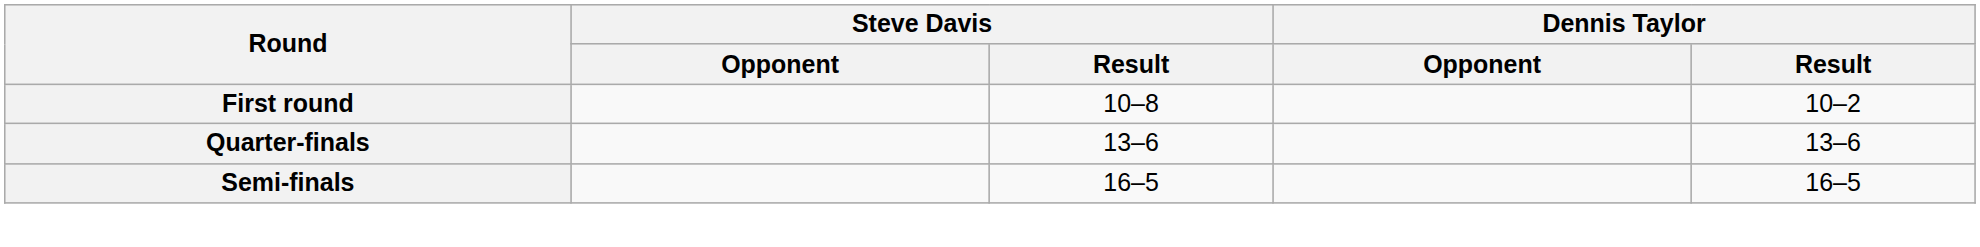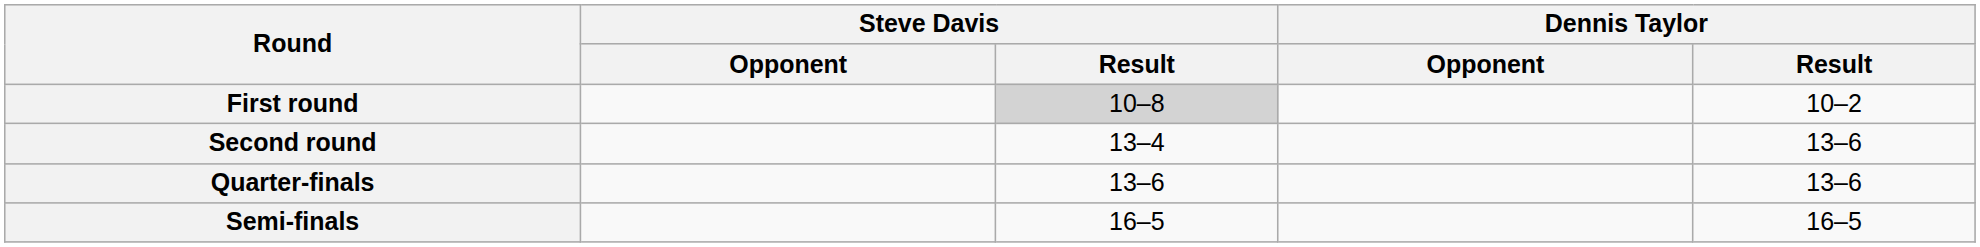(1131, 103) no background -> (1137, 103) lightgrey background
+ row: (293, 143)
